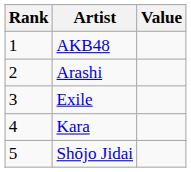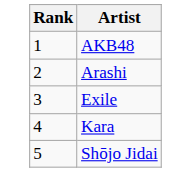- column: (162, 18)
